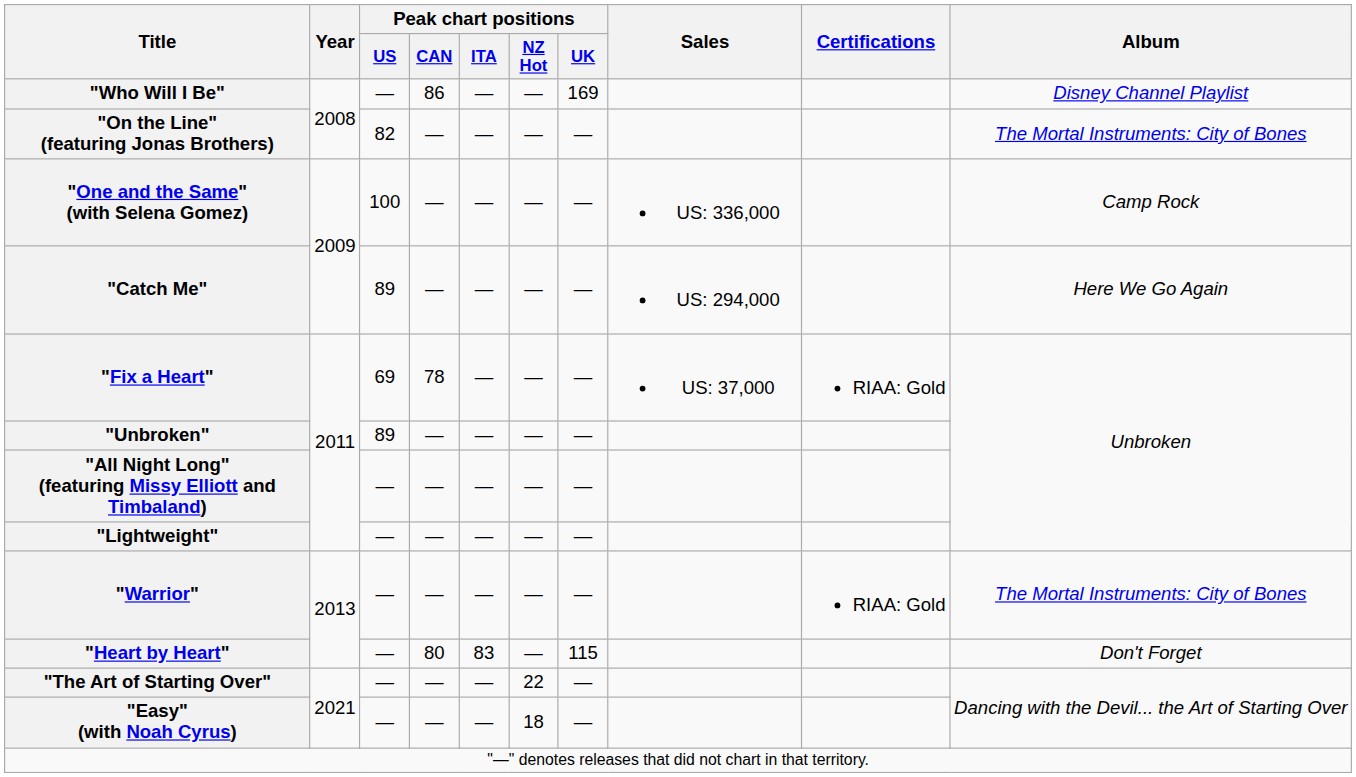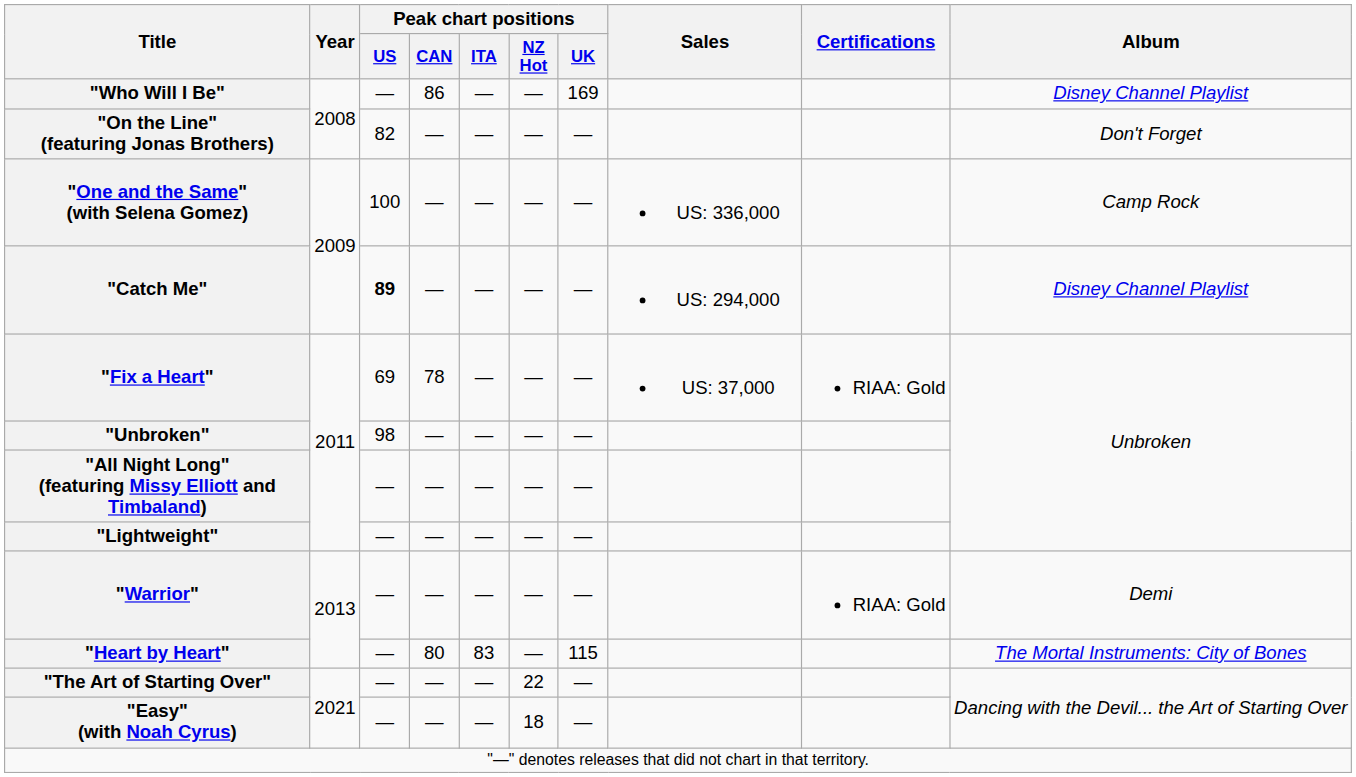(1151, 133) The Mortal Instruments: City of Bones -> (1151, 133) Don't Forget
(385, 289) normal -> (385, 289) bold
(1151, 289) Here We Go Again -> (1151, 289) Disney Channel Playlist
(385, 435) 89 -> (385, 435) 98
(1151, 594) The Mortal Instruments: City of Bones -> (1151, 594) Demi
(1151, 653) Don't Forget -> (1151, 653) The Mortal Instruments: City of Bones
